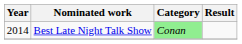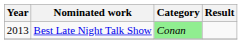(18, 30) 2014 -> (18, 30) 2013
